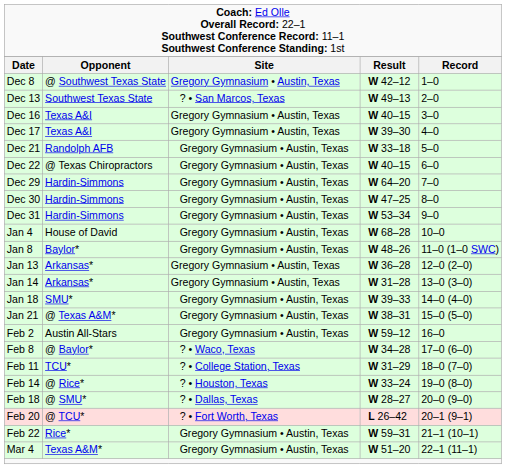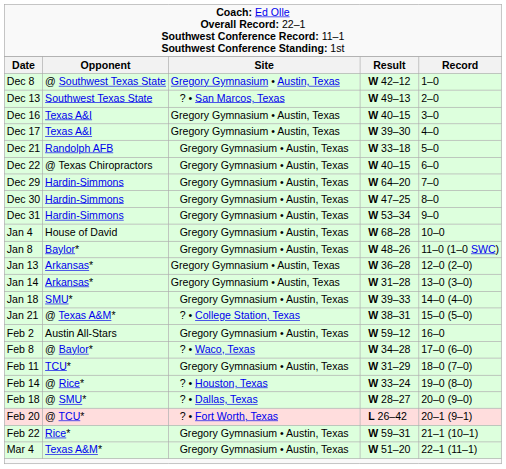(264, 316) Gregory Gymnasium • Austin, Texas -> (240, 316) ? • College Station, Texas
(240, 366) ? • College Station, Texas -> (264, 366) Gregory Gymnasium • Austin, Texas
